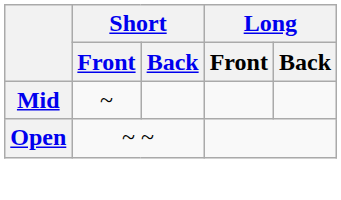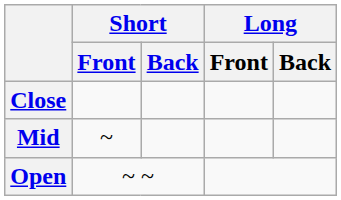+ row: (38, 99)
